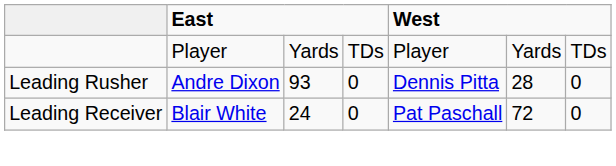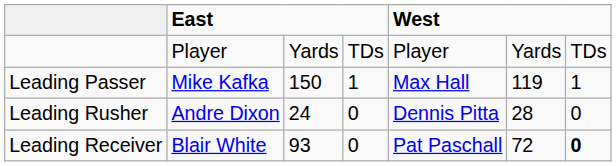+ row: (78, 82)
(300, 82) 93 -> (300, 113) 24
(300, 113) 24 -> (300, 144) 93
(576, 113) normal -> (576, 144) bold
